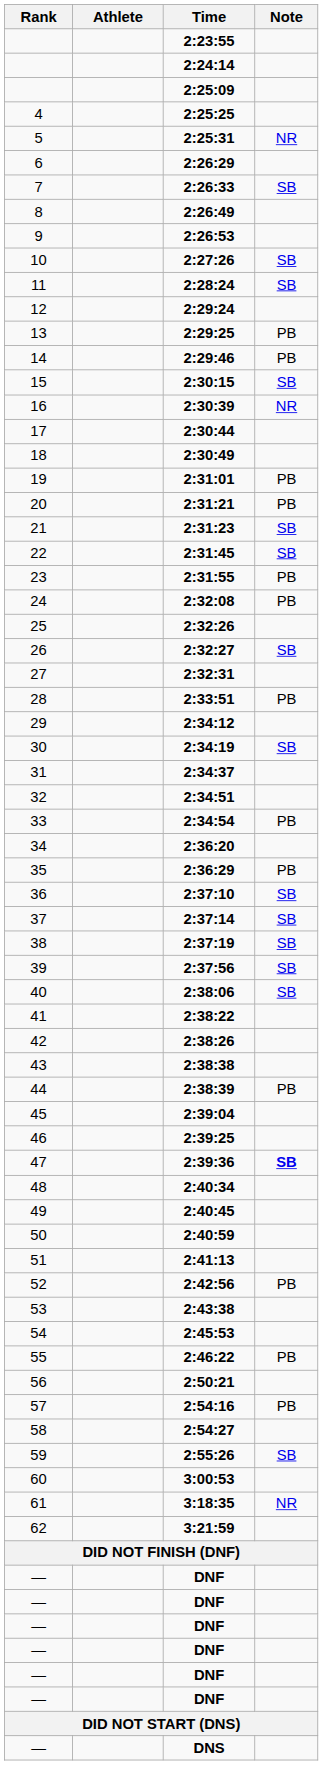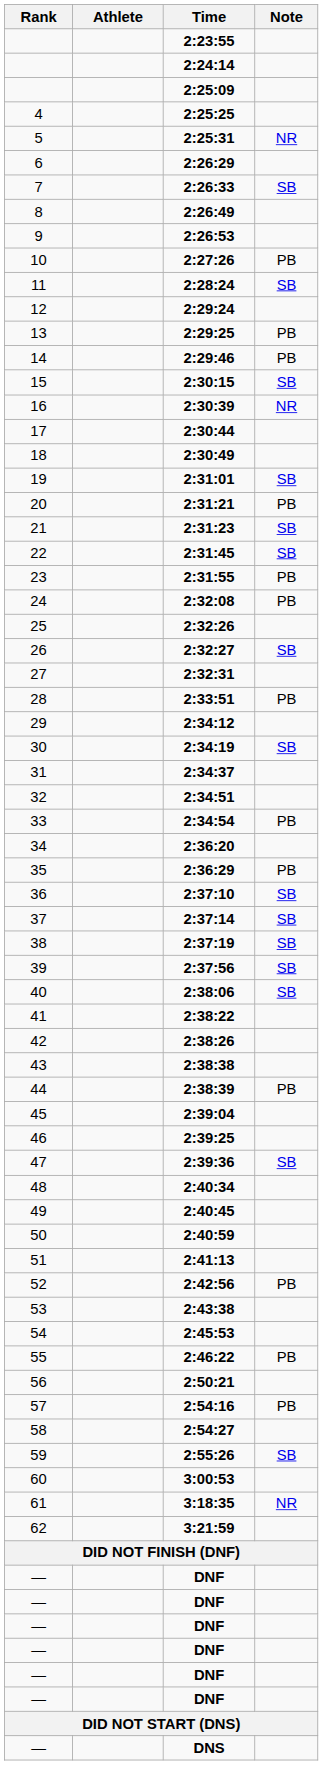(287, 260) SB -> (287, 260) PB
(287, 479) PB -> (287, 479) SB
(287, 1162) bold -> (287, 1162) normal
